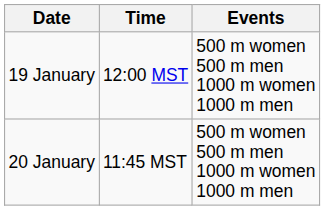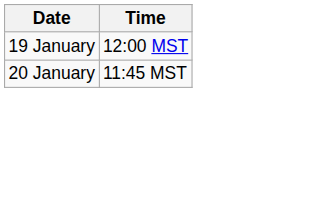- column: (256, 18)
